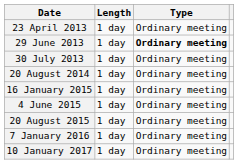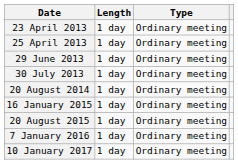+ row: (49, 43)
(181, 43) bold -> (181, 58) normal
- row: (49, 105)
